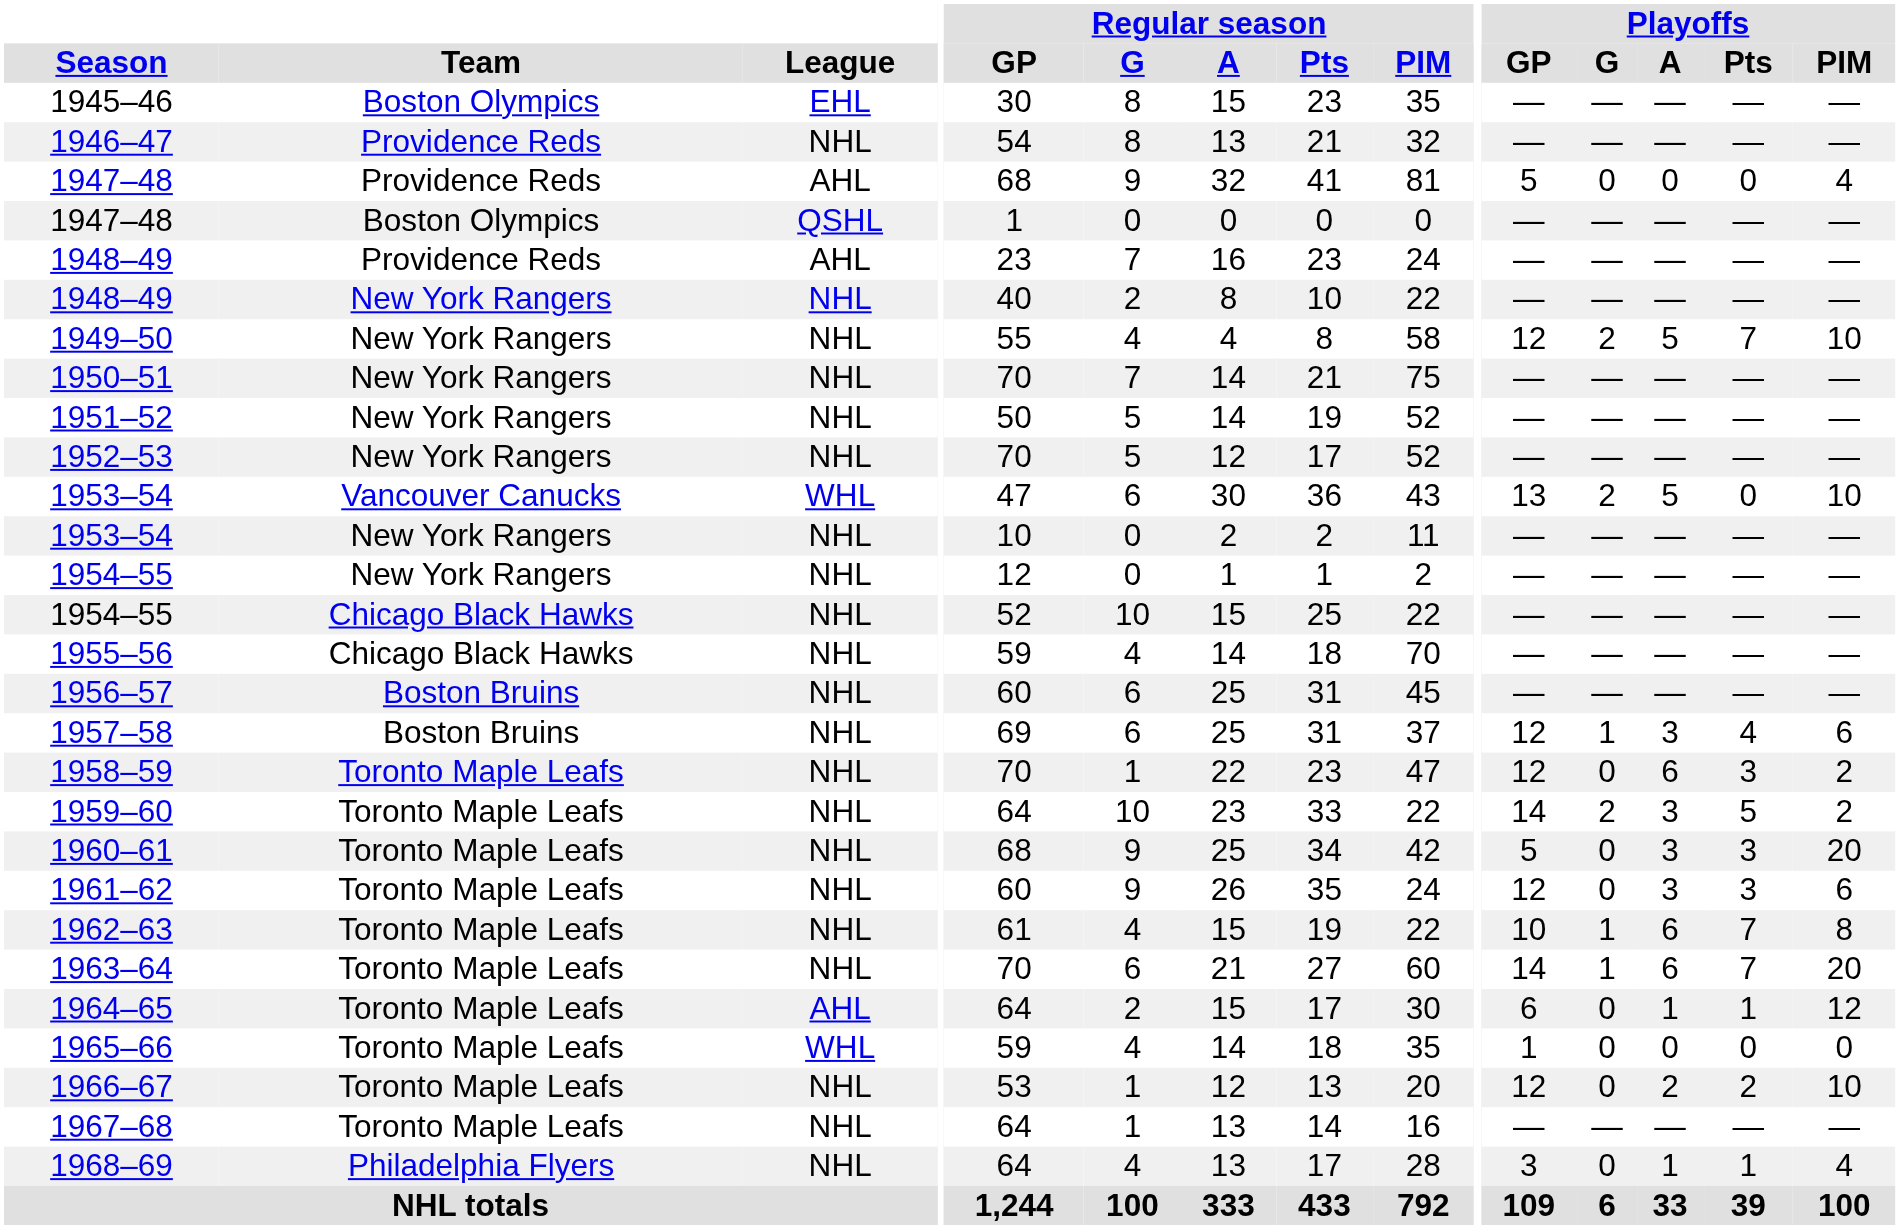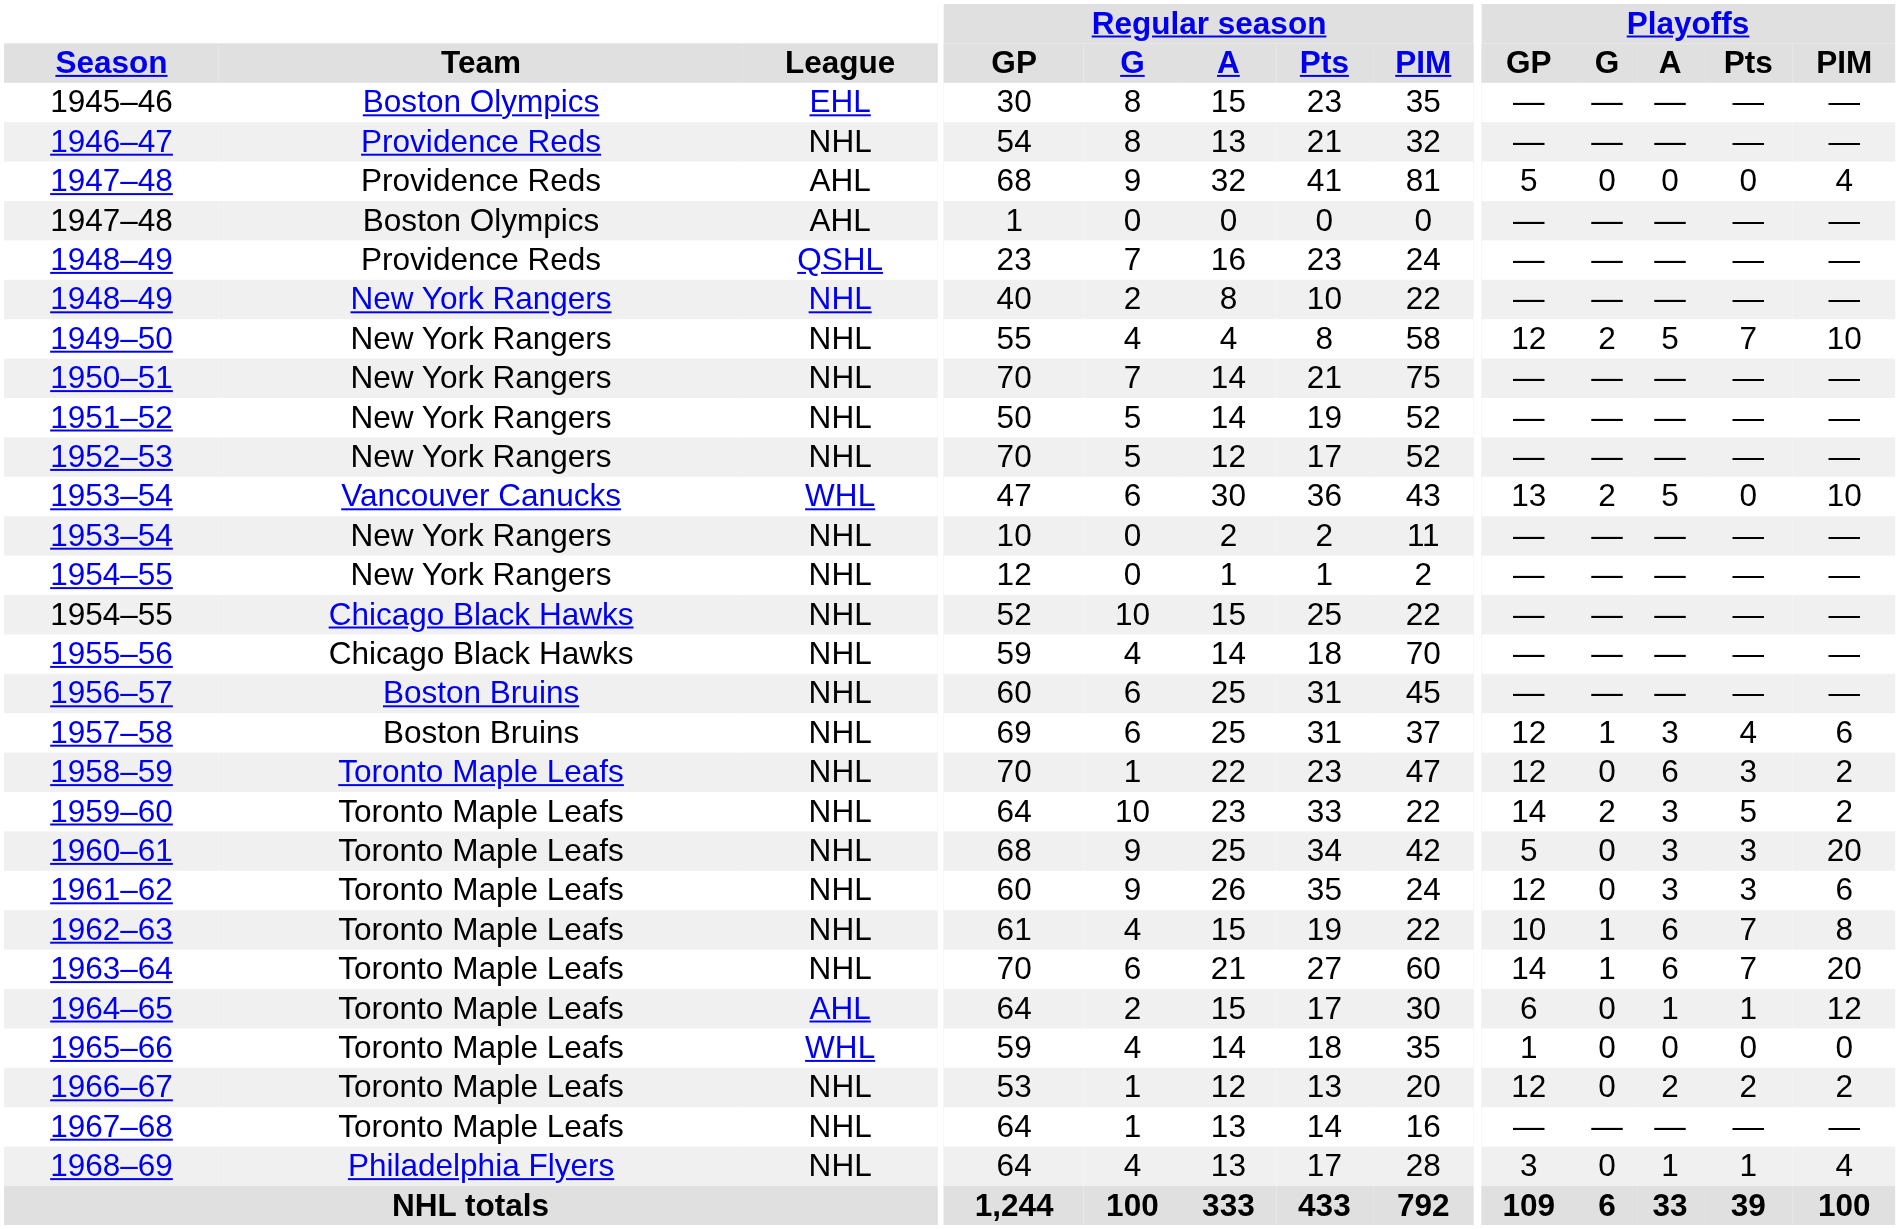(840, 220) QSHL -> (840, 220) AHL
(840, 259) AHL -> (840, 259) QSHL
(1844, 1087) 10 -> (1844, 1087) 2
